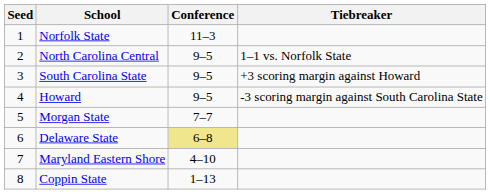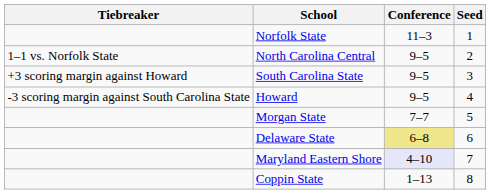columns swapped: (20, 14) <-> (361, 14)
(203, 158) no background -> (419, 158) lavender background
